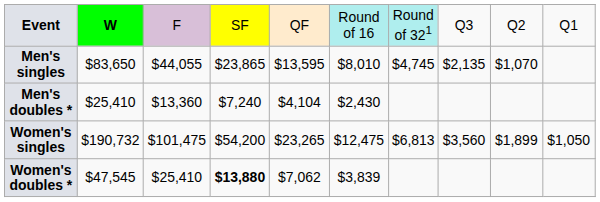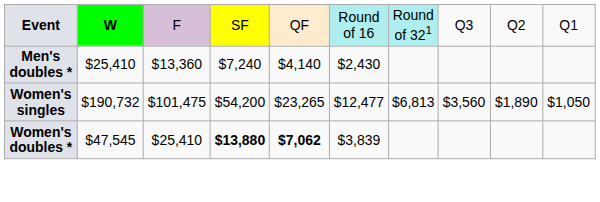- row: (41, 65)
(299, 103) $4,104 -> (299, 65) $4,140
(359, 140) $12,475 -> (359, 103) $12,477
(516, 140) $1,899 -> (516, 103) $1,890
(299, 178) normal -> (299, 140) bold
